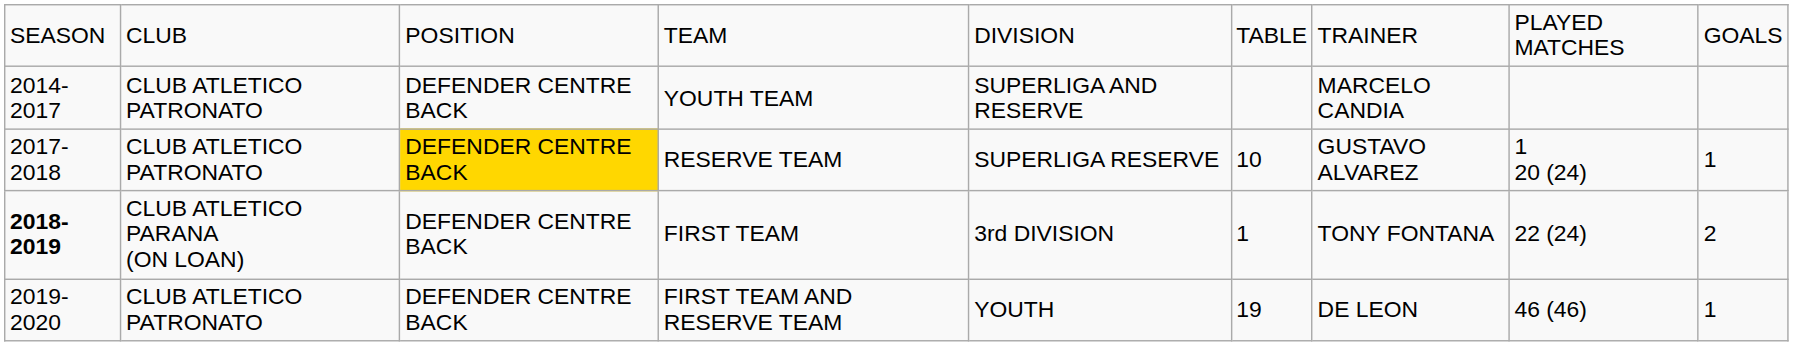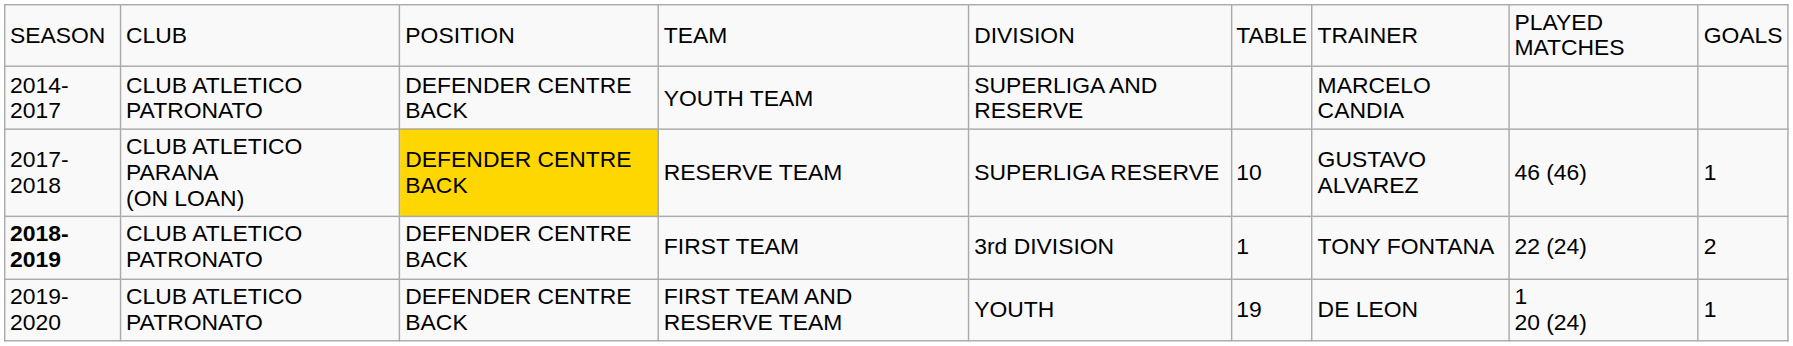(214, 159) CLUB ATLETICO PATRONATO -> (214, 172) CLUB ATLETICO PARANA (ON LOAN)
(1551, 159) 1 20 (24) -> (1551, 172) 46 (46)
(214, 234) CLUB ATLETICO PARANA (ON LOAN) -> (214, 247) CLUB ATLETICO PATRONATO
(1551, 309) 46 (46) -> (1551, 309) 1 20 (24)
